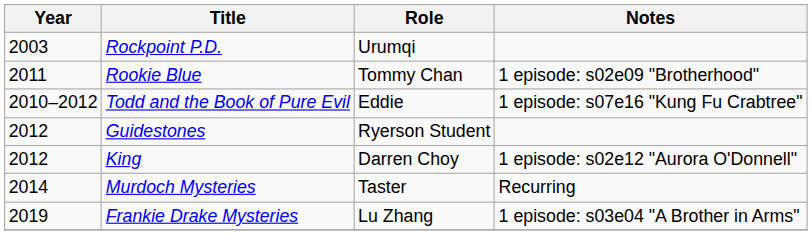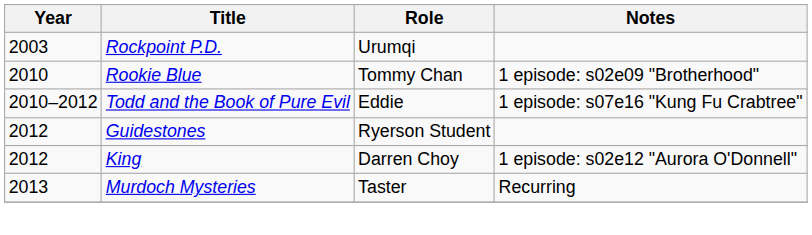(28, 74) 2011 -> (28, 74) 2010
(28, 187) 2014 -> (28, 187) 2013
- row: (202, 215)
